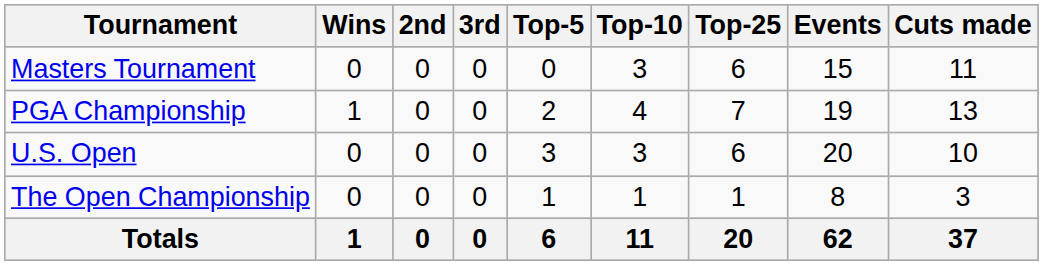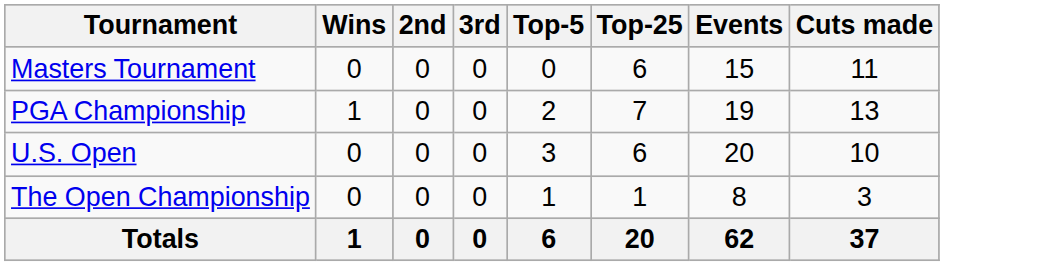- column: (640, 25)
